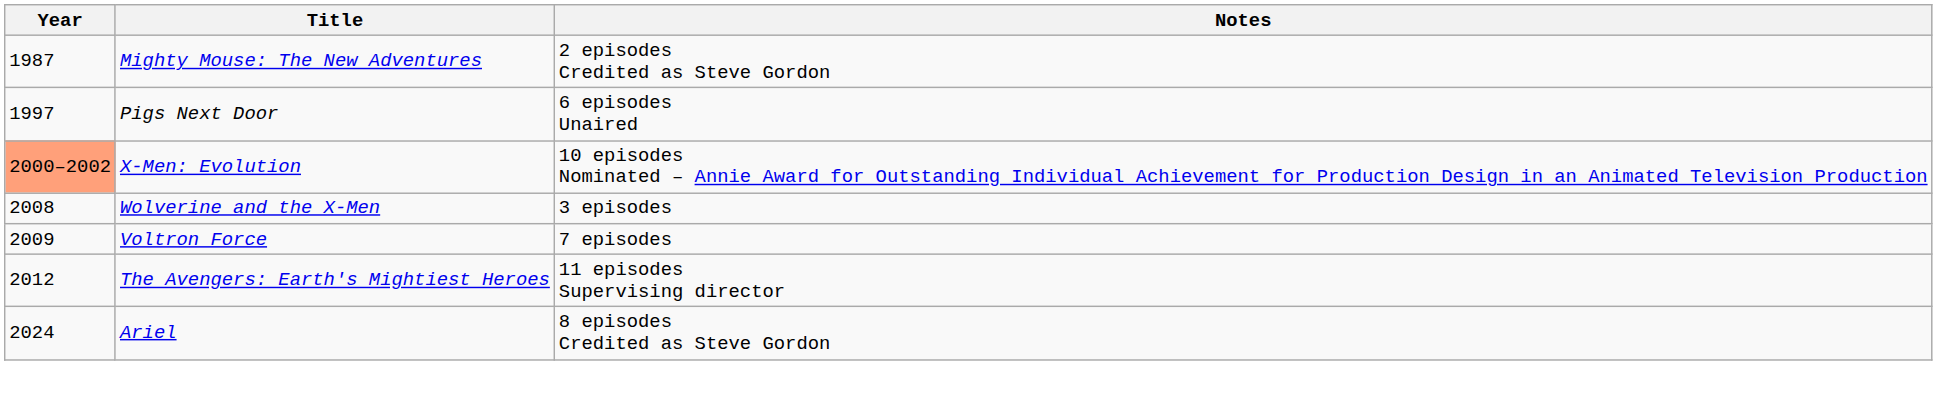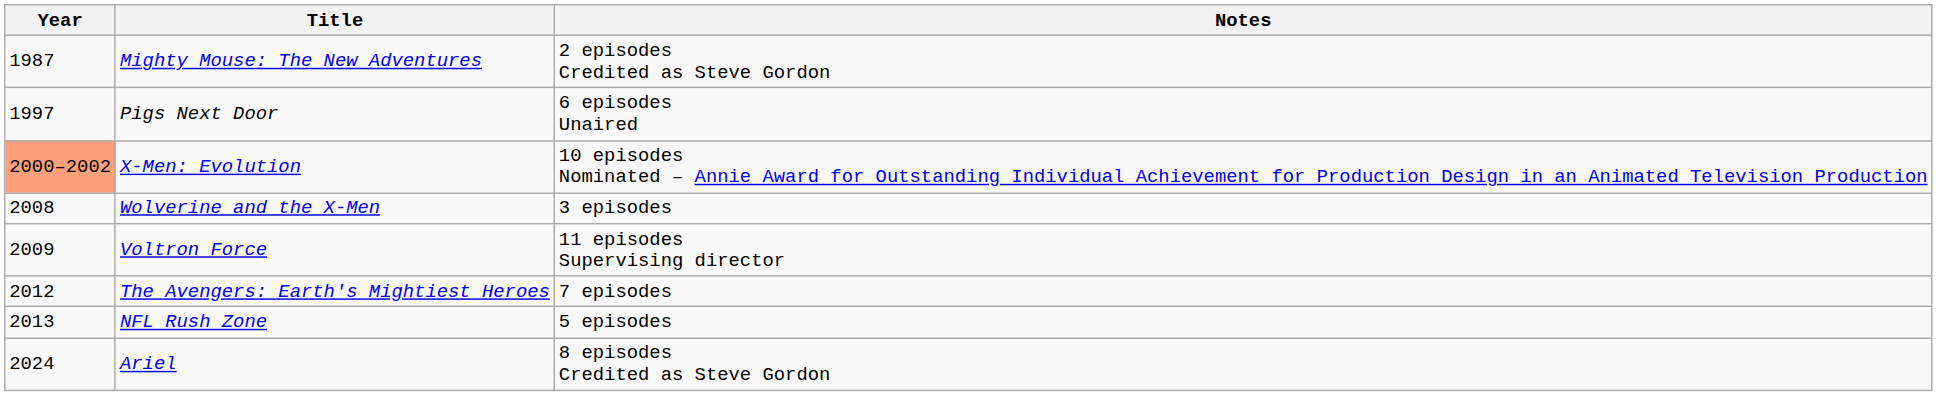(615, 239) 7 episodes -> (672, 250) 11 episodes Supervising director
(672, 281) 11 episodes Supervising director -> (615, 291) 7 episodes
+ row: (194, 322)
